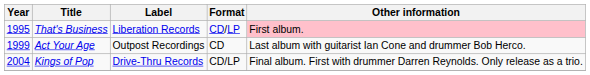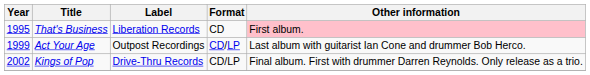(225, 29) CD/LP -> (217, 29) CD
(217, 45) CD -> (225, 45) CD/LP
(18, 62) 2004 -> (18, 62) 2002
